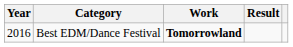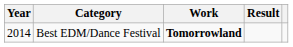(19, 32) 2016 -> (19, 32) 2014
